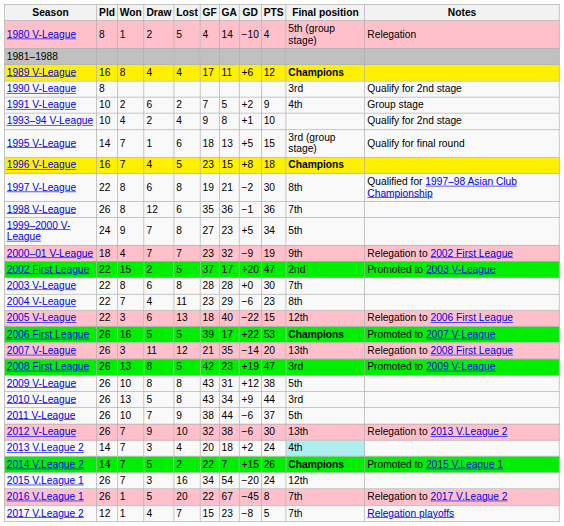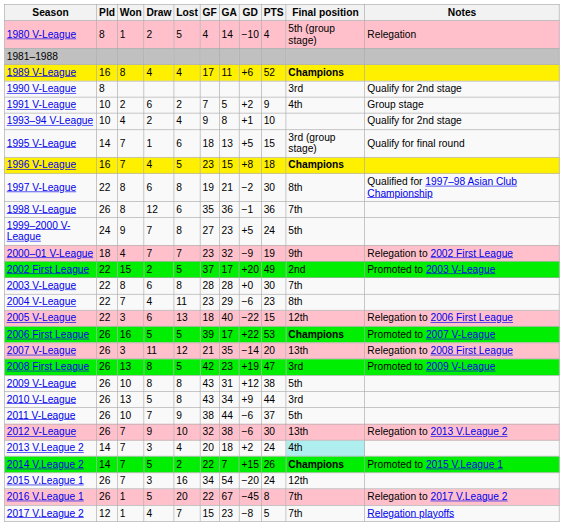(269, 72) 12 -> (269, 72) 52
(269, 231) 34 -> (269, 231) 24
(269, 269) 47 -> (269, 269) 49
